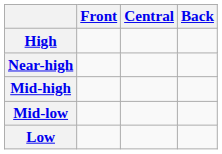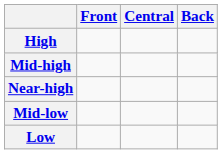rows swapped: (41, 64) <-> (41, 88)
